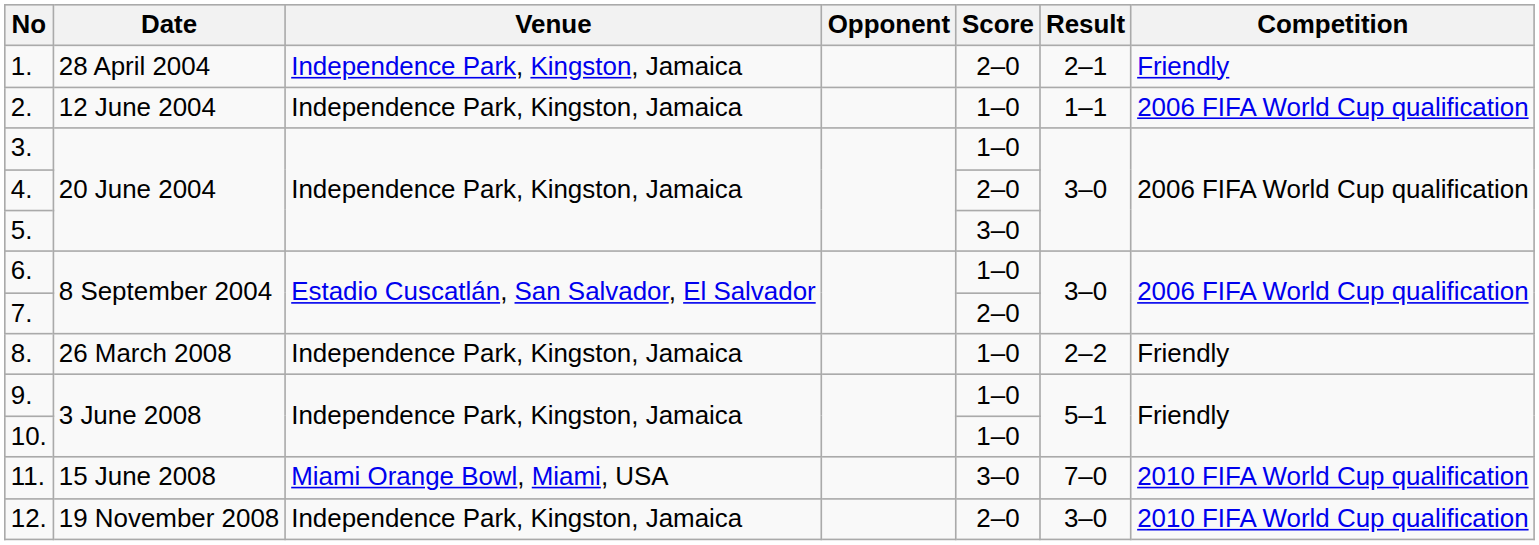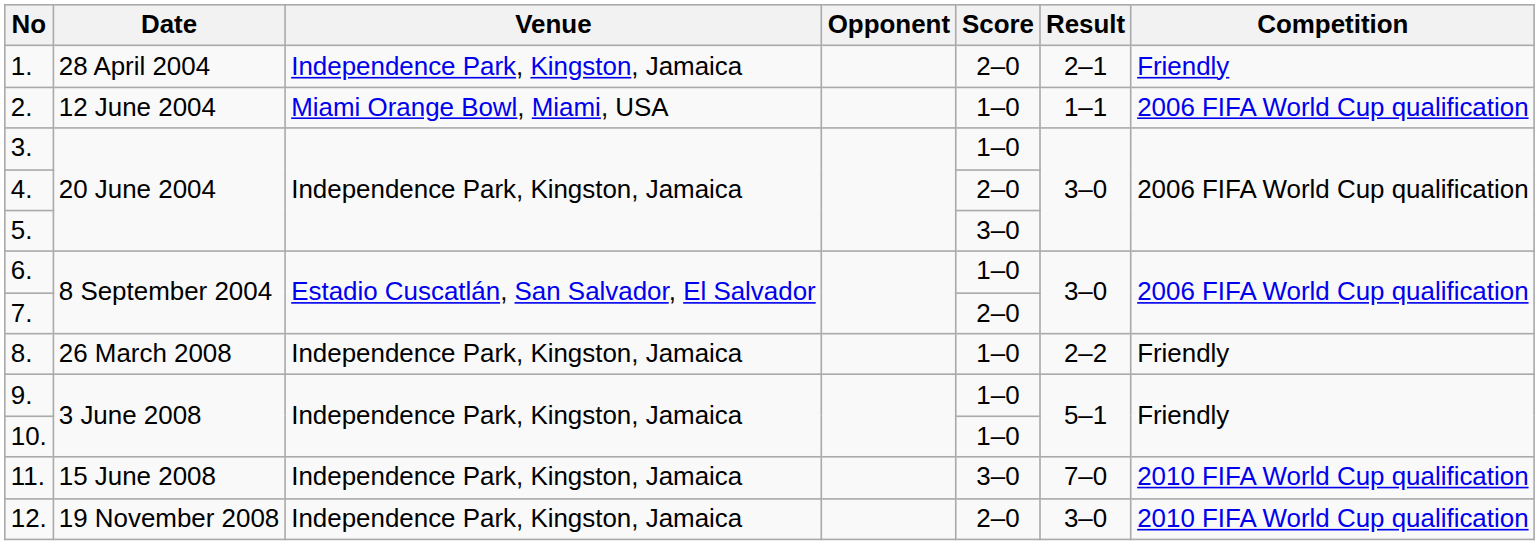(517, 107) Independence Park, Kingston, Jamaica -> (480, 107) Miami Orange Bowl, Miami, USA
(480, 477) Miami Orange Bowl, Miami, USA -> (517, 477) Independence Park, Kingston, Jamaica
